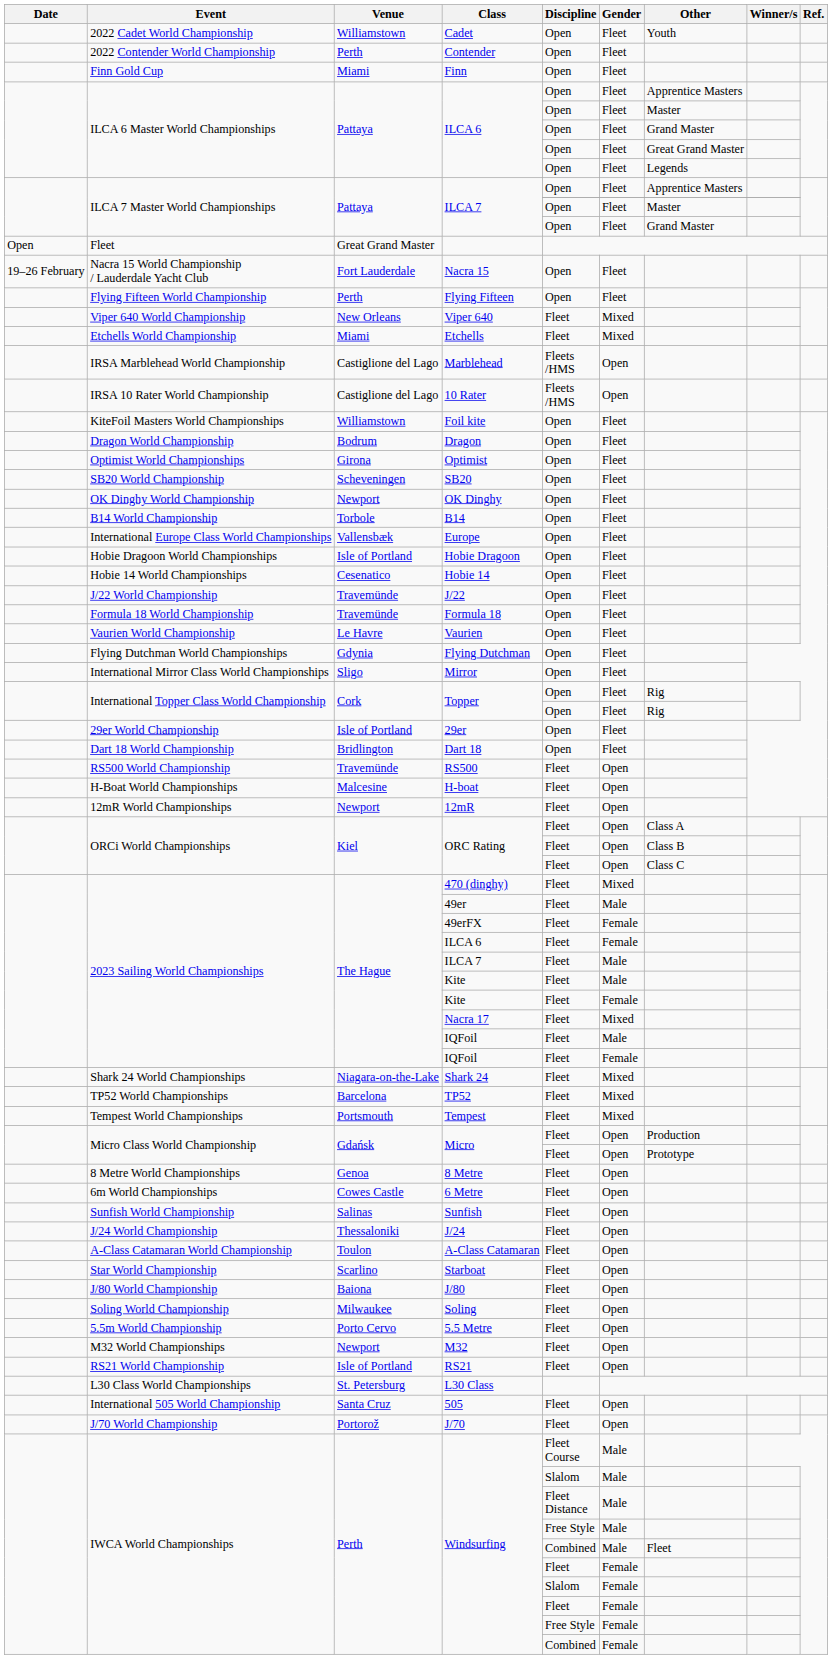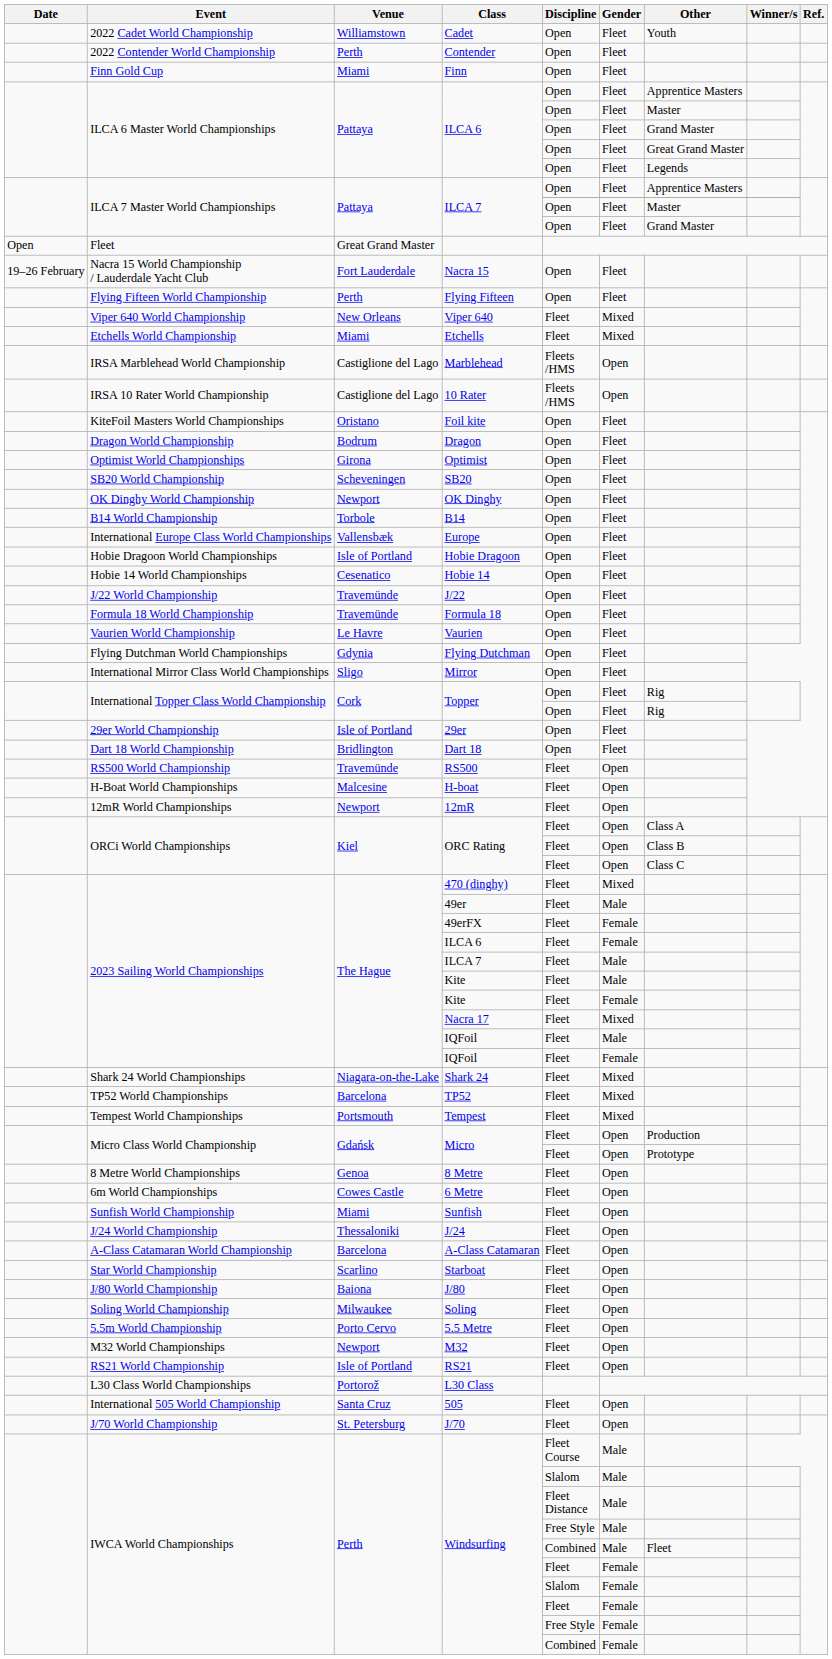(371, 421) Williamstown -> (358, 421) Oristano
(355, 1212) Salinas -> (353, 1212) Miami
(354, 1250) Toulon -> (362, 1250) Barcelona
(371, 1385) St. Petersburg -> (358, 1385) Portorož
(358, 1424) Portorož -> (371, 1424) St. Petersburg
